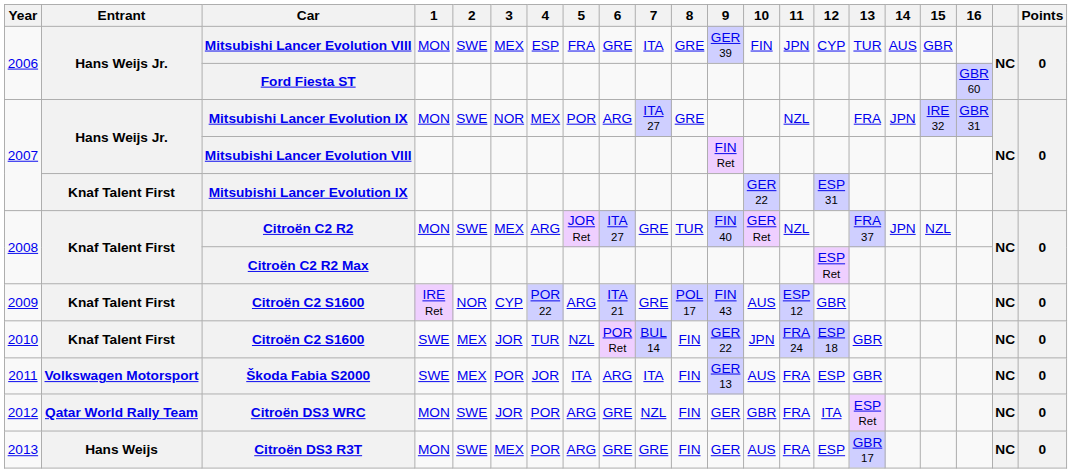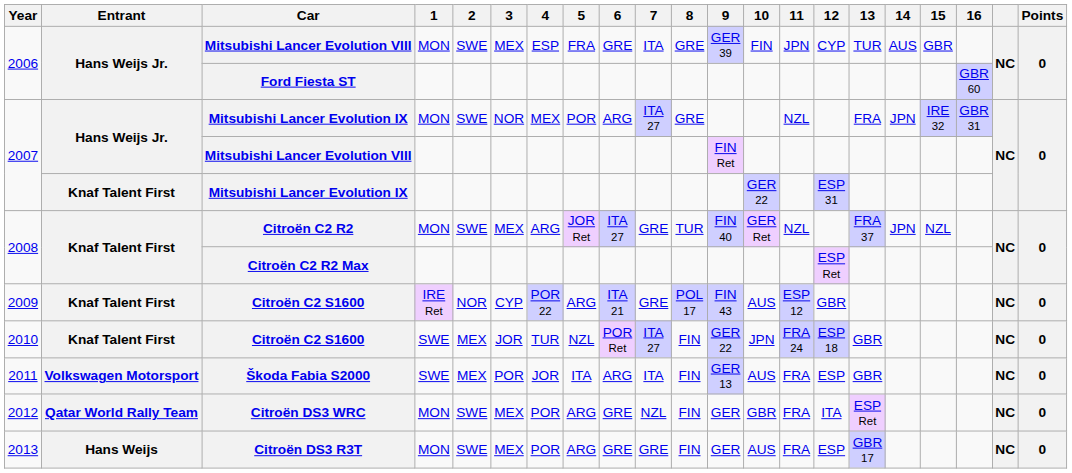(653, 339) BUL 14 -> (653, 339) ITA 27
(509, 413) JOR -> (509, 413) MEX
